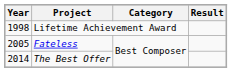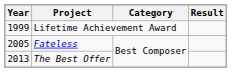(18, 28) 1998 -> (18, 28) 1999
(18, 59) 2014 -> (18, 59) 2013
